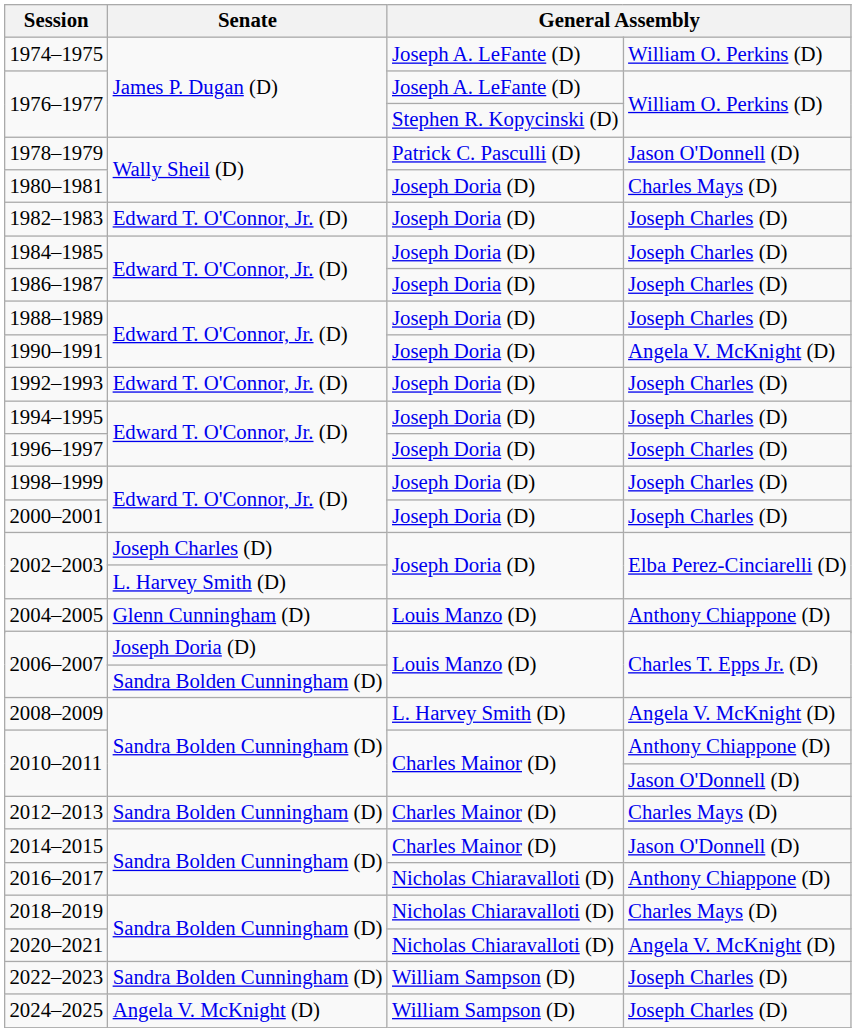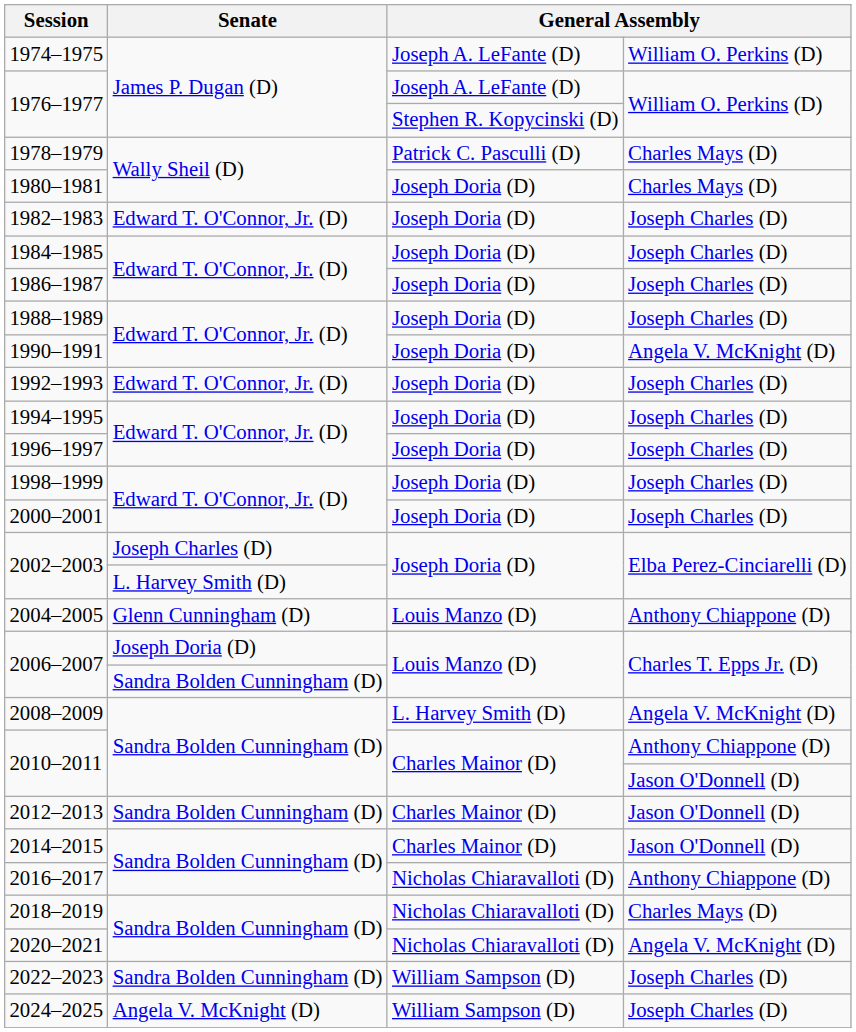(714, 152) Jason O'Donnell (D) -> (703, 152) Charles Mays (D)
(703, 812) Charles Mays (D) -> (714, 812) Jason O'Donnell (D)
